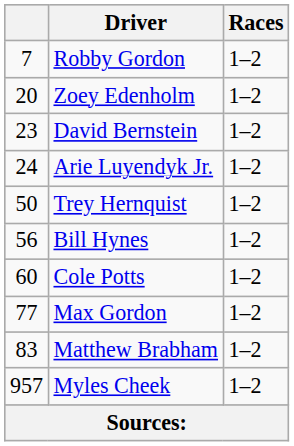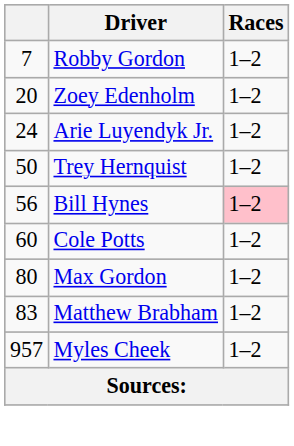- row: (125, 131)
(245, 240) no background -> (245, 204) pink background
(27, 313) 77 -> (27, 276) 80
